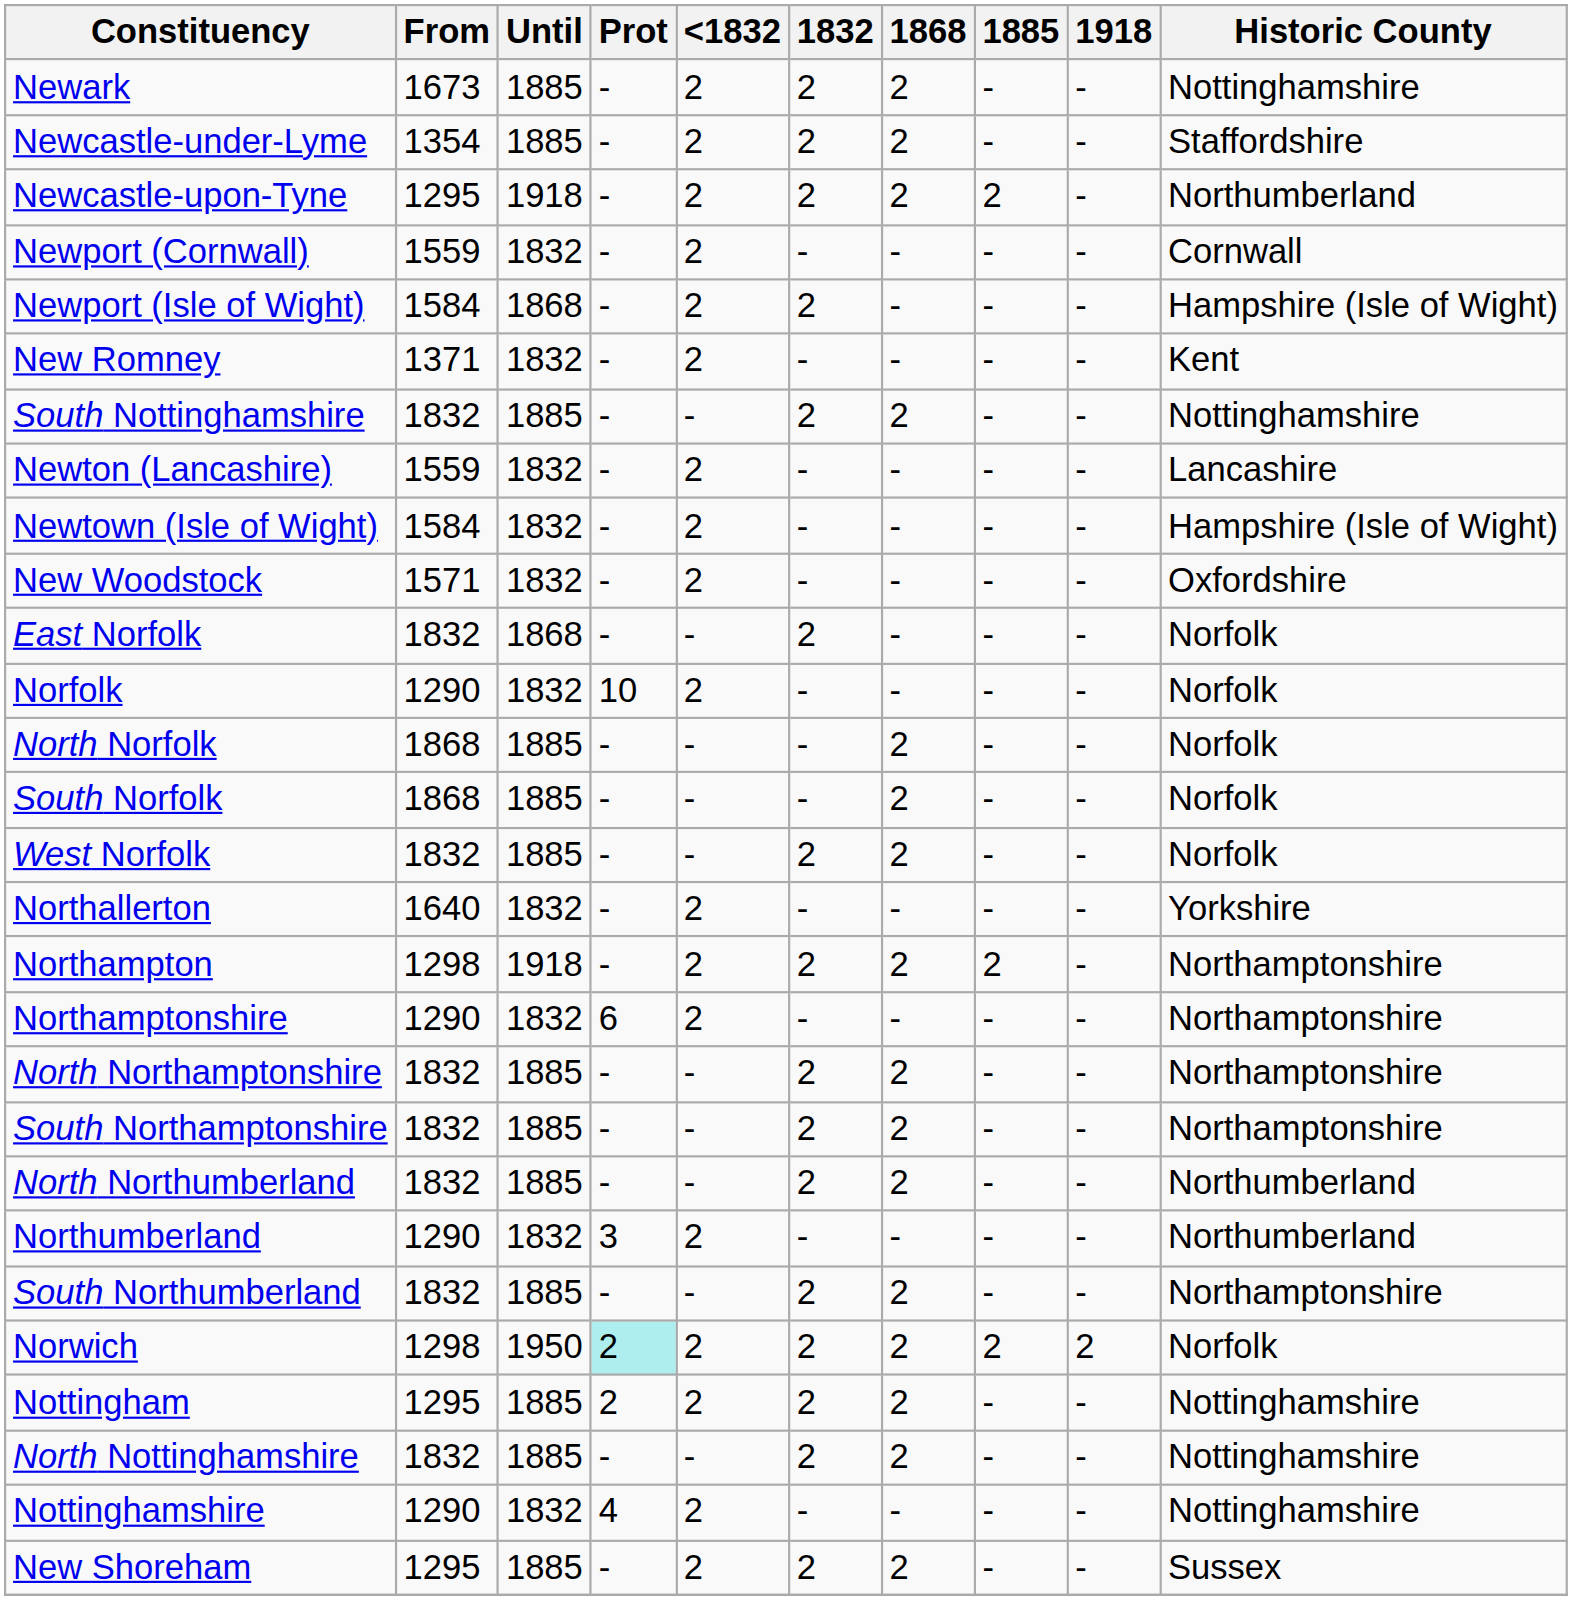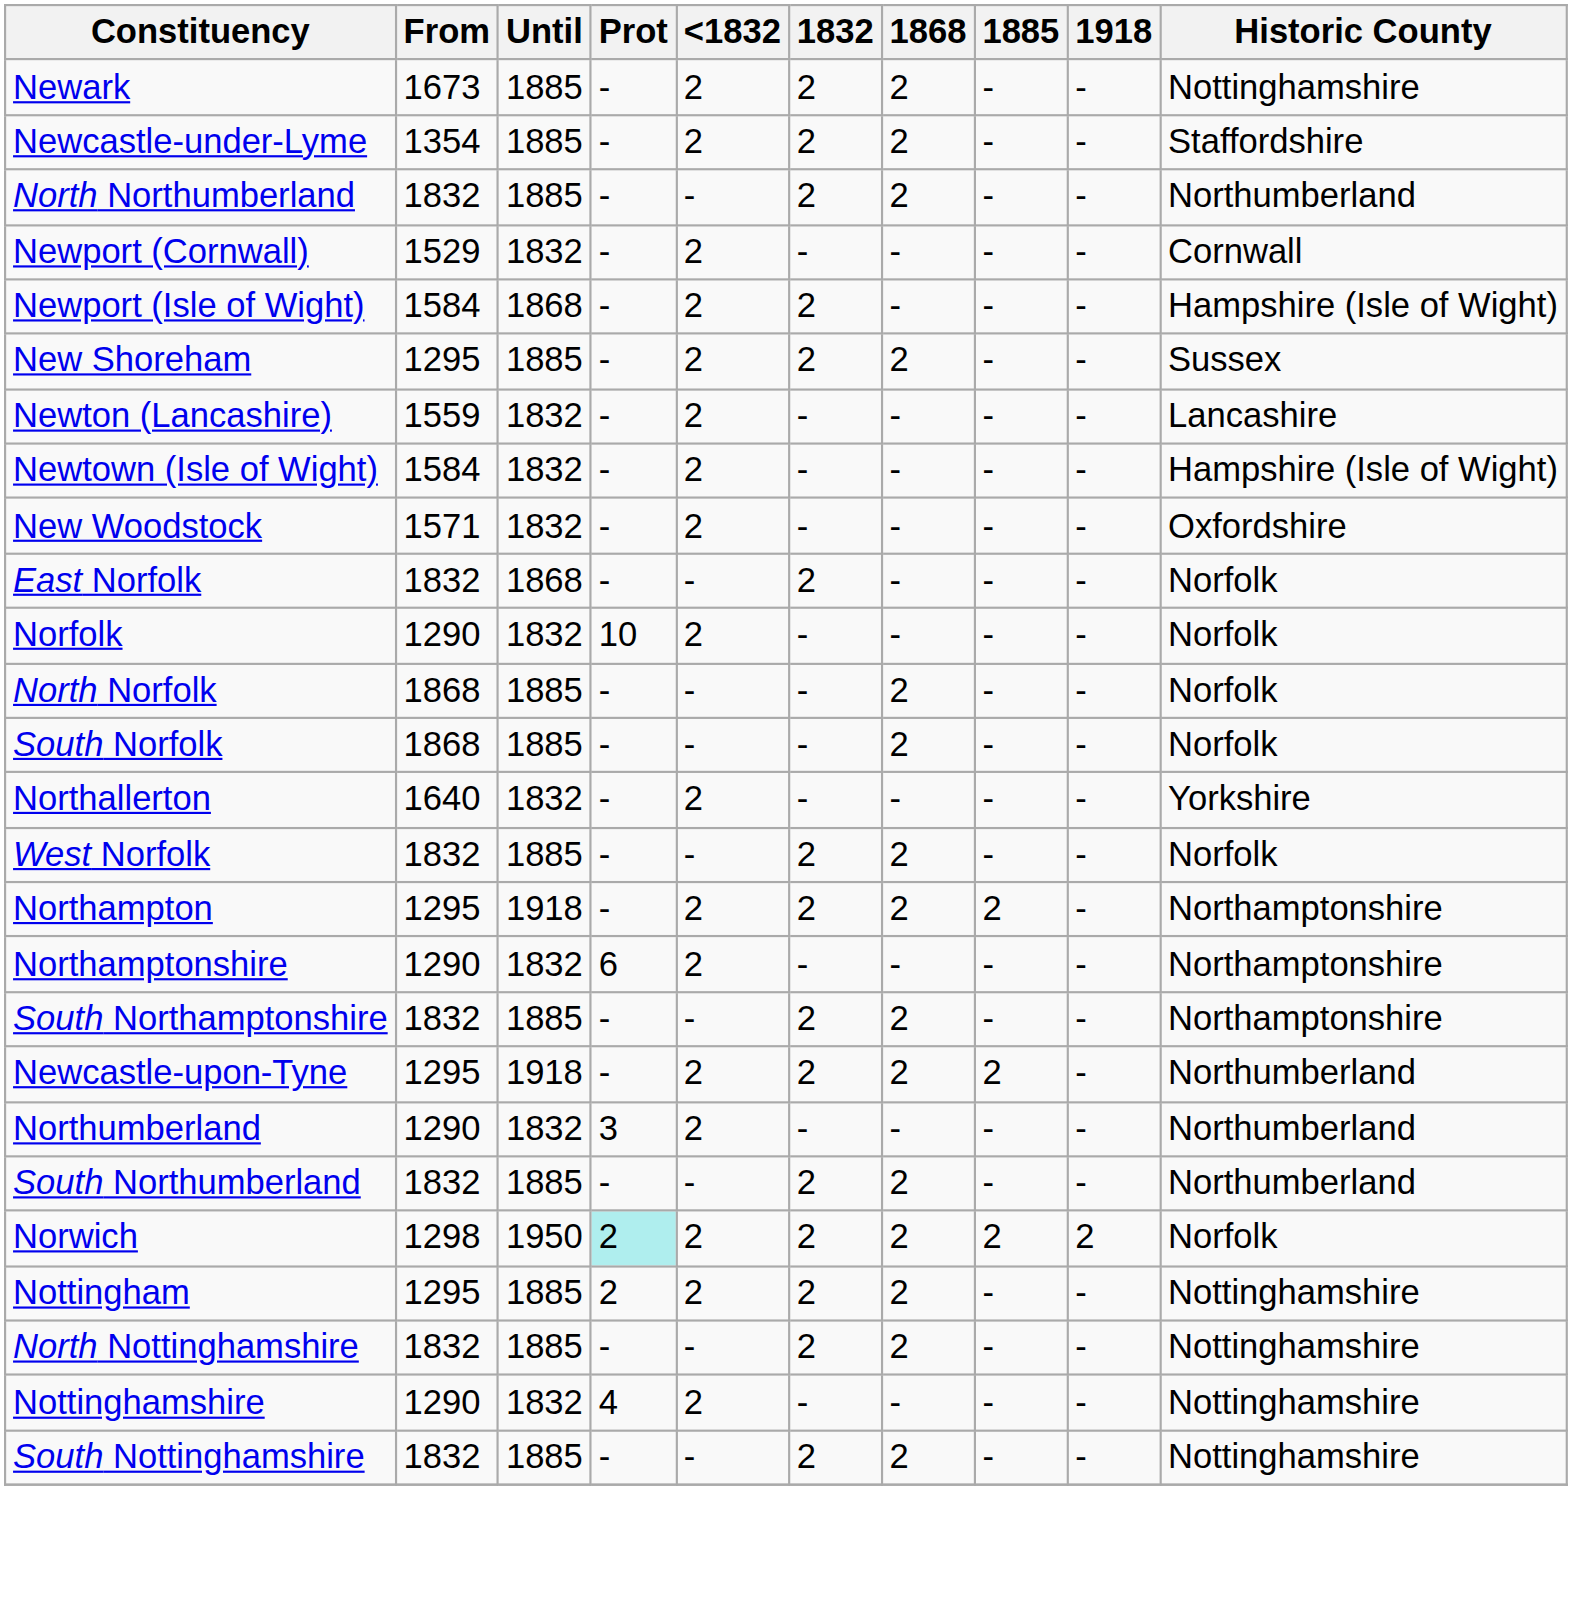rows swapped: (180, 196) <-> (184, 1182)
(442, 251) 1559 -> (442, 251) 1529
- row: (117, 360)
rows swapped: (132, 1566) <-> (189, 415)
rows swapped: (112, 854) <-> (112, 908)
(442, 963) 1298 -> (442, 908) 1295
- row: (197, 1073)
(1305, 1292) Northamptonshire -> (1292, 1182) Northumberland
